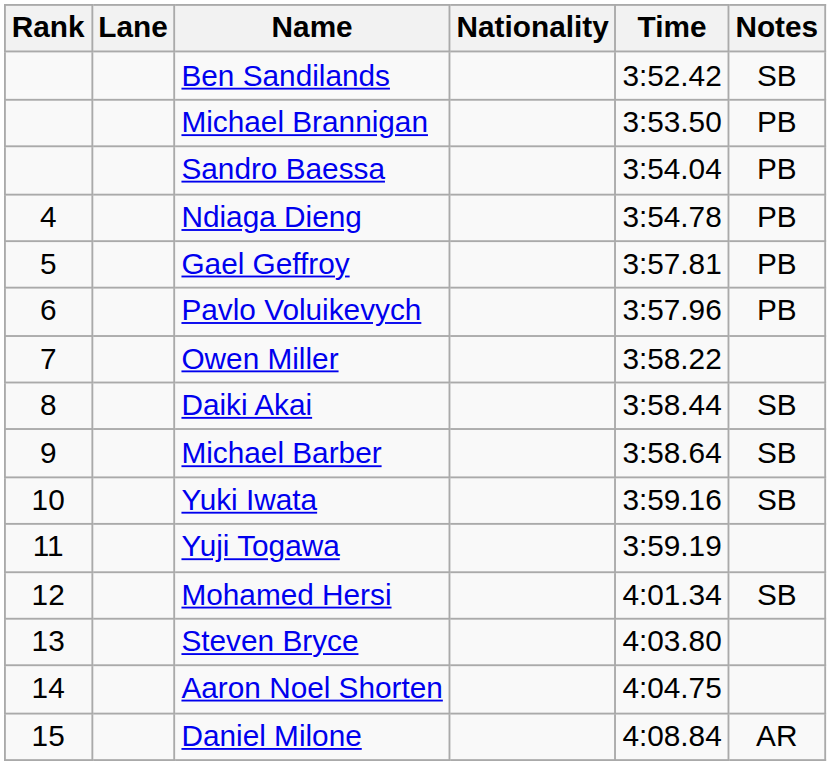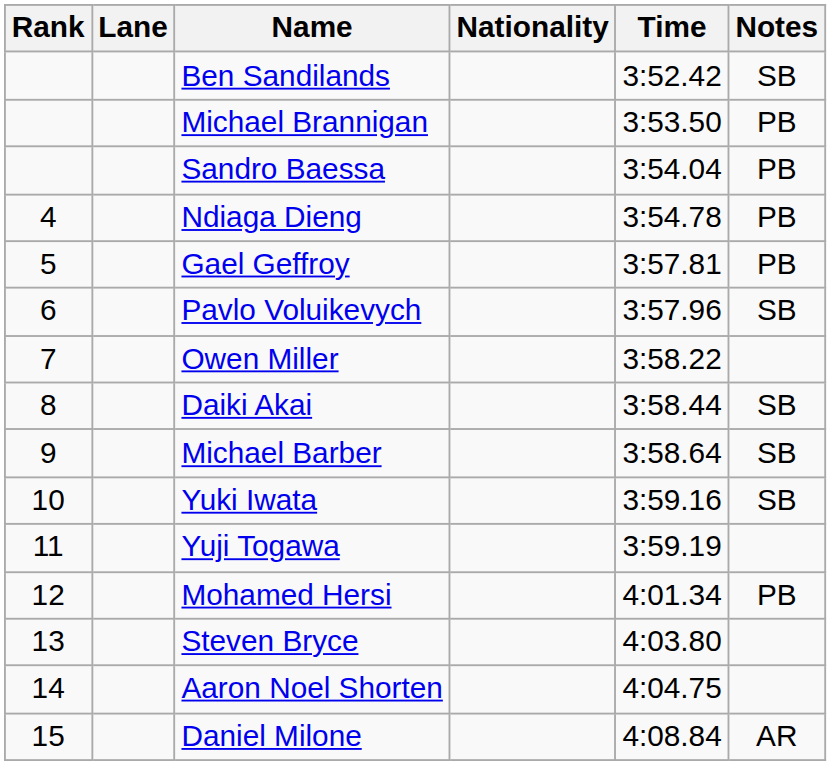(777, 311) PB -> (777, 311) SB
(777, 594) SB -> (777, 594) PB
